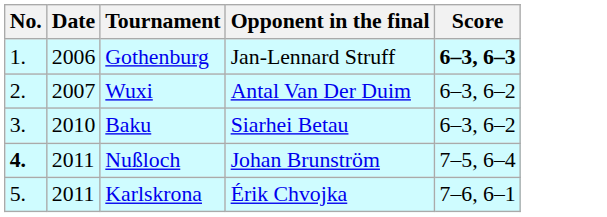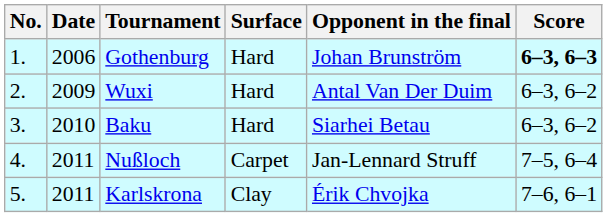+ column: (266, 21)
(313, 56) Jan-Lennard Struff -> (387, 56) Johan Brunström
(74, 90) 2007 -> (74, 90) 2009
(18, 159) bold -> (18, 159) normal
(305, 159) Johan Brunström -> (394, 159) Jan-Lennard Struff
